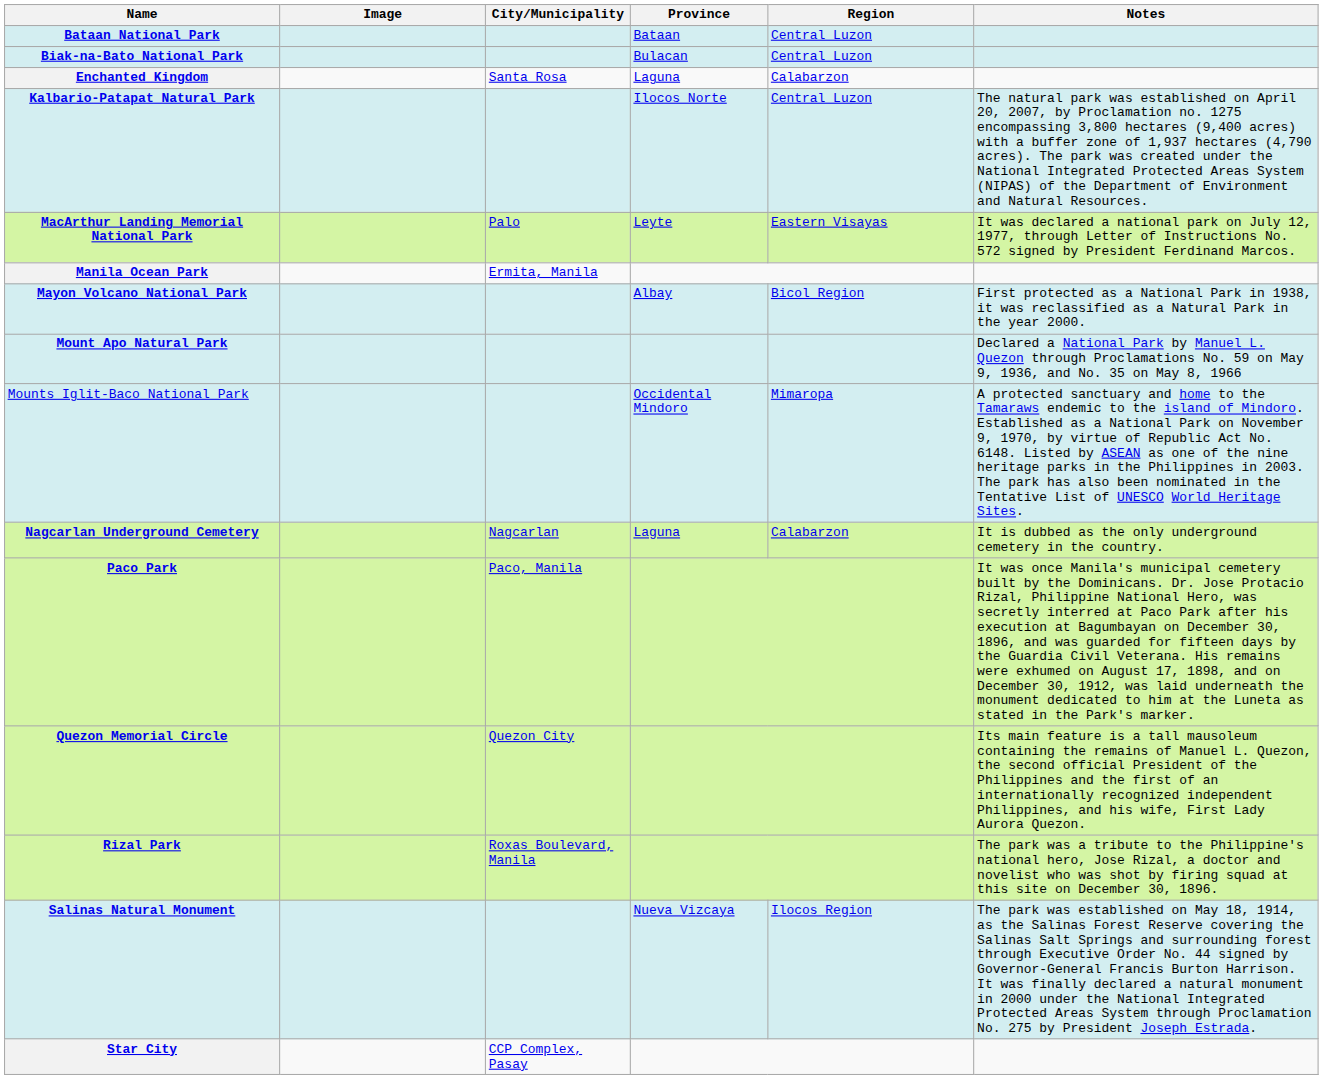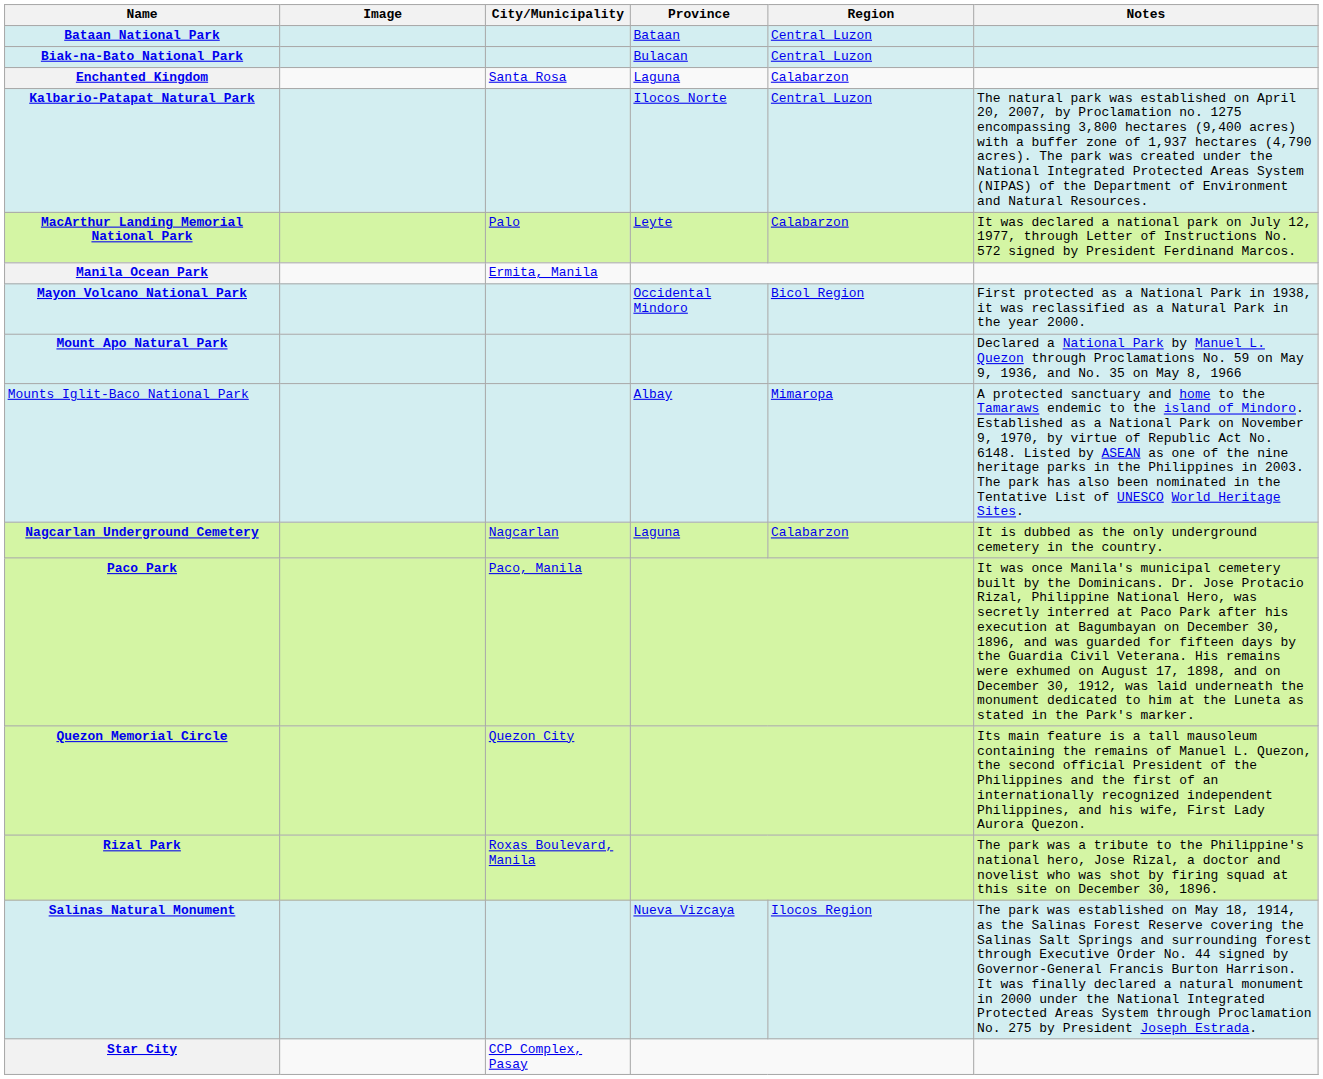(829, 223) Eastern Visayas -> (810, 223) Calabarzon
(653, 294) Albay -> (672, 302) Occidental Mindoro
(672, 402) Occidental Mindoro -> (653, 395) Albay
